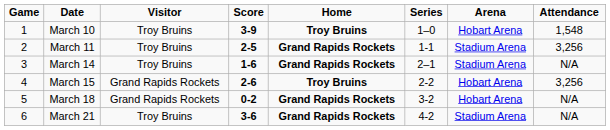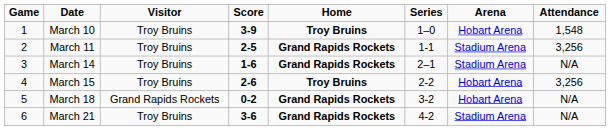(165, 82) Grand Rapids Rockets -> (165, 82) Troy Bruins
